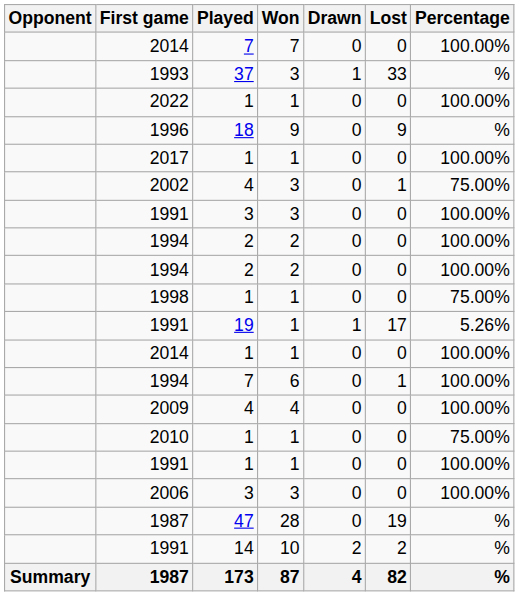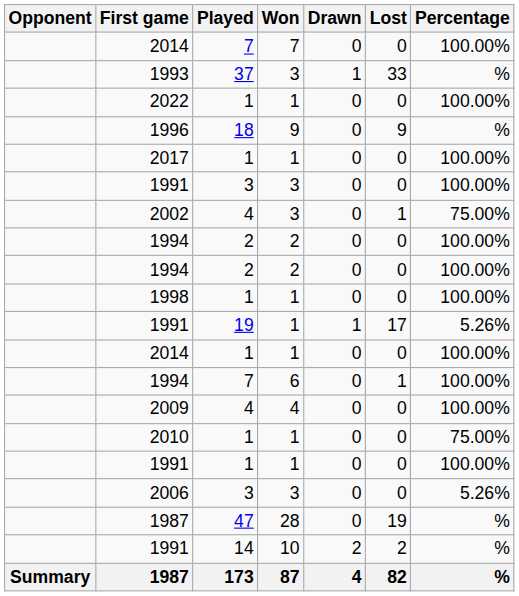rows swapped: (169, 185) <-> (169, 213)
(480, 297) 75.00% -> (475, 297) 100.00%
(475, 492) 100.00% -> (485, 492) 5.26%
